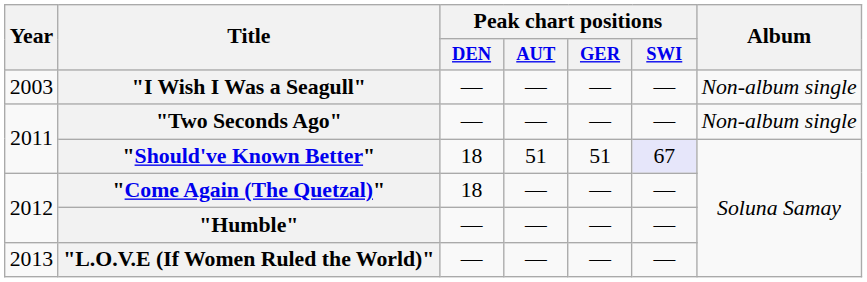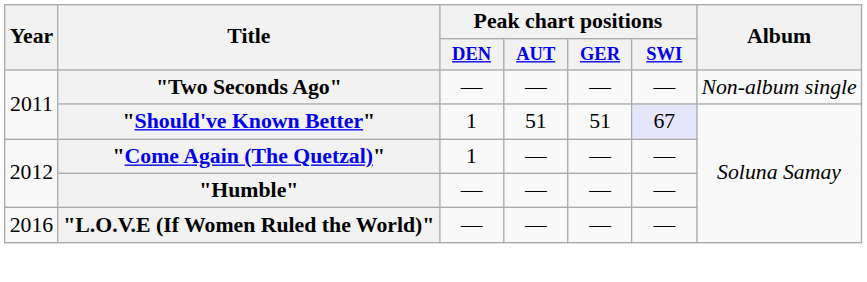- row: (249, 86)
(472, 155) 18 -> (472, 121) 1
(472, 190) 18 -> (472, 155) 1
(31, 259) 2013 -> (31, 224) 2016
